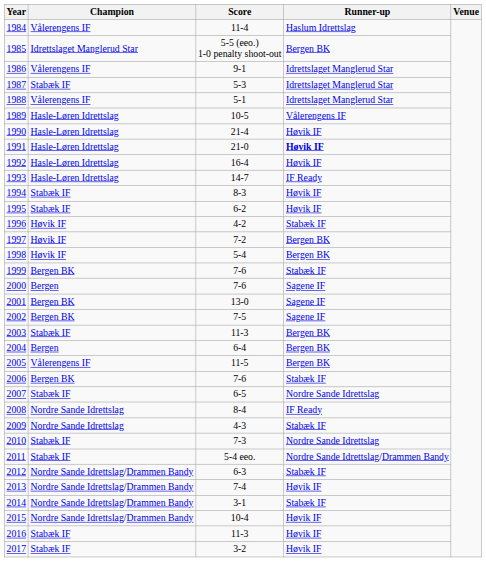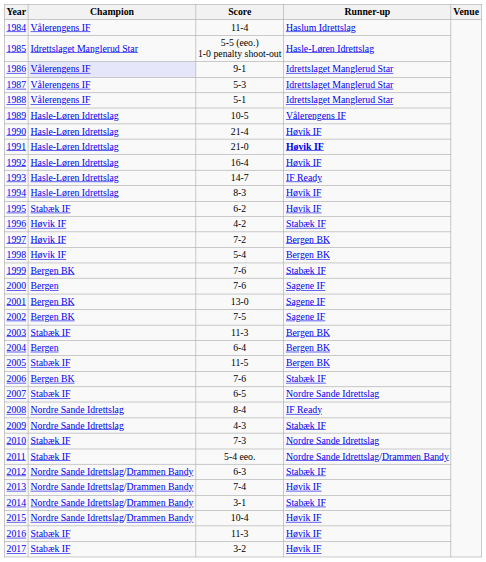(308, 48) Bergen BK -> (330, 48) Hasle-Løren Idrettslag
(61, 69) no background -> (61, 69) lavender background
(51, 85) Stabæk IF -> (61, 85) Vålerengens IF
(51, 193) Stabæk IF -> (75, 193) Hasle-Løren Idrettslag
(61, 363) Vålerengens IF -> (51, 363) Stabæk IF
